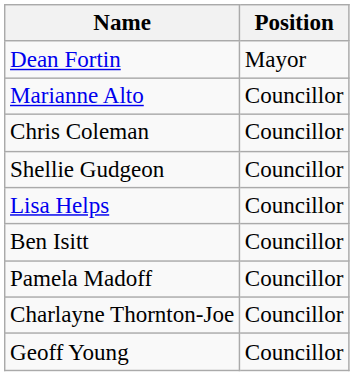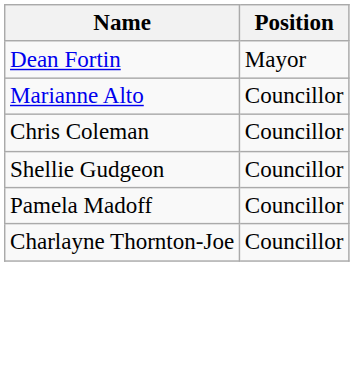- row: (60, 205)
- row: (49, 242)
- row: (69, 351)
